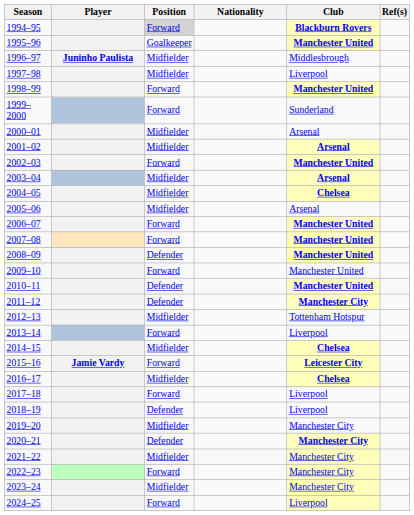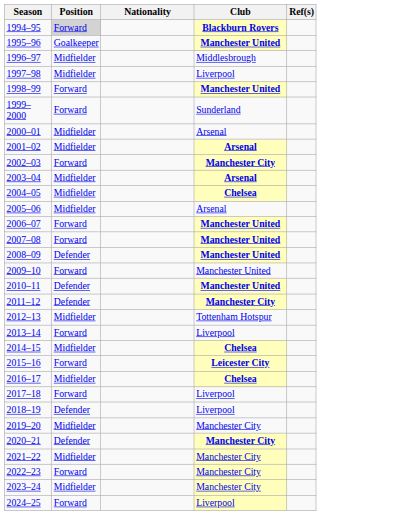- column: (98, 12)
(333, 162) Manchester United -> (240, 162) Manchester City
